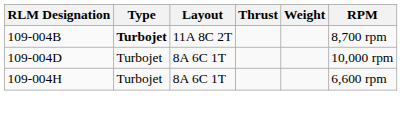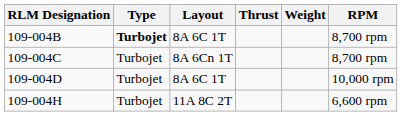(202, 36) 11A 8C 2T -> (199, 36) 8A 6C 1T
+ row: (34, 57)
(199, 79) 8A 6C 1T -> (202, 100) 11A 8C 2T
